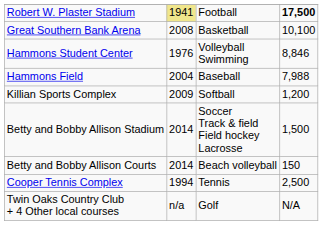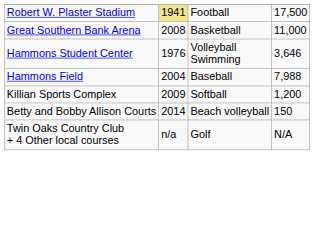(299, 13) bold -> (291, 13) normal
(299, 30) 10,100 -> (290, 30) 11,000
(296, 53) 8,846 -> (288, 53) 3,646
- row: (85, 130)
- row: (65, 182)
